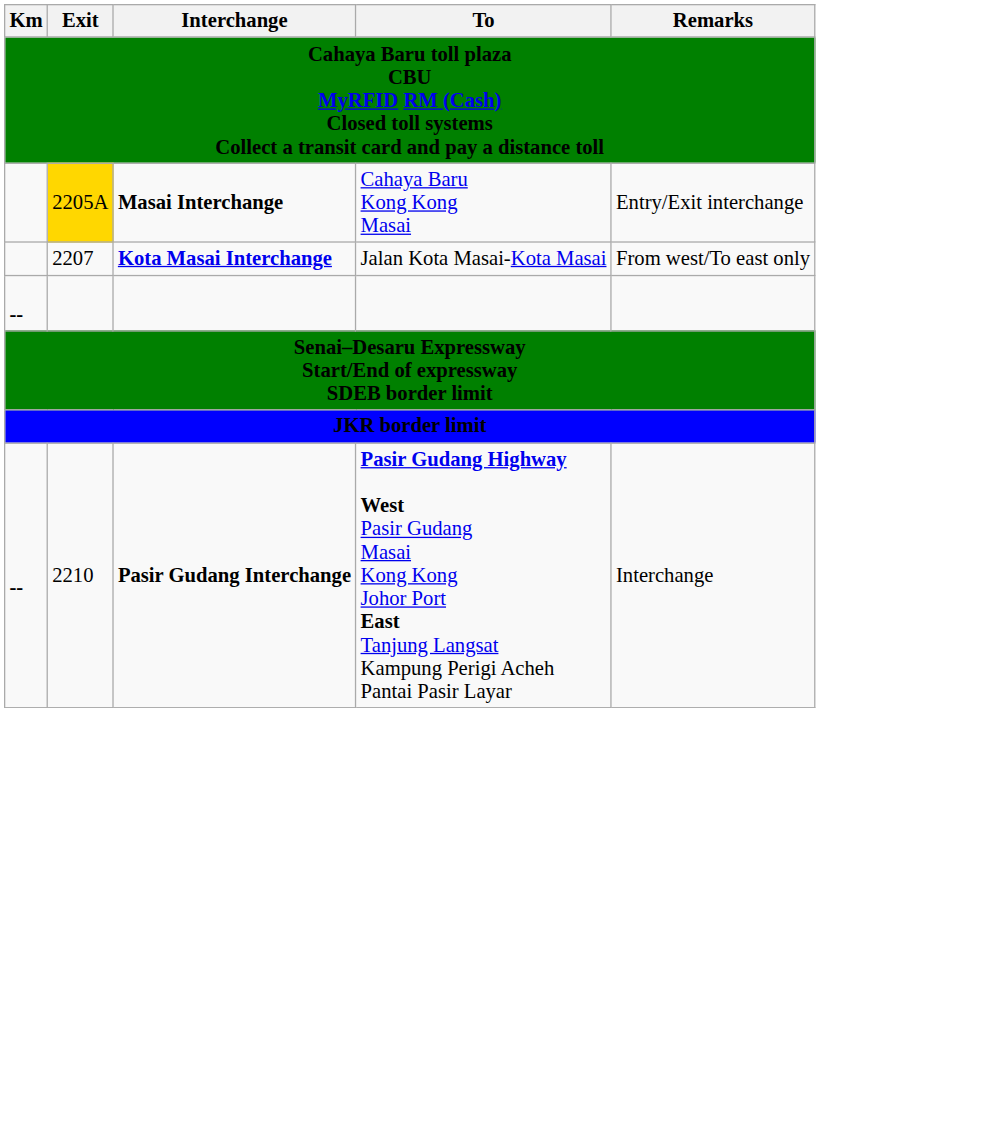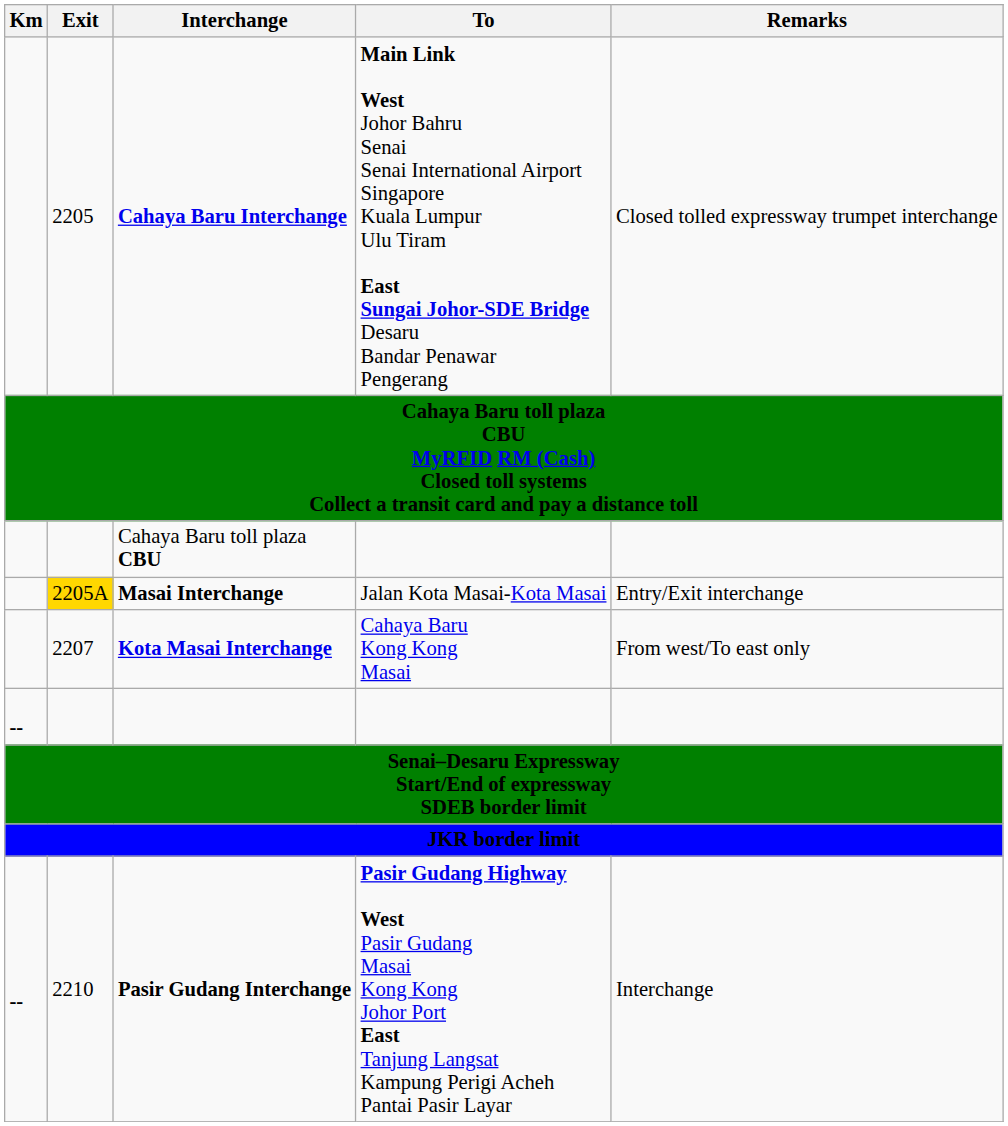+ row: (232, 216)
+ row: (212, 548)
(414, 202) Cahaya Baru Kong Kong Masai -> (484, 592) Jalan Kota Masai-Kota Masai
(484, 258) Jalan Kota Masai-Kota Masai -> (414, 648) Cahaya Baru Kong Kong Masai
